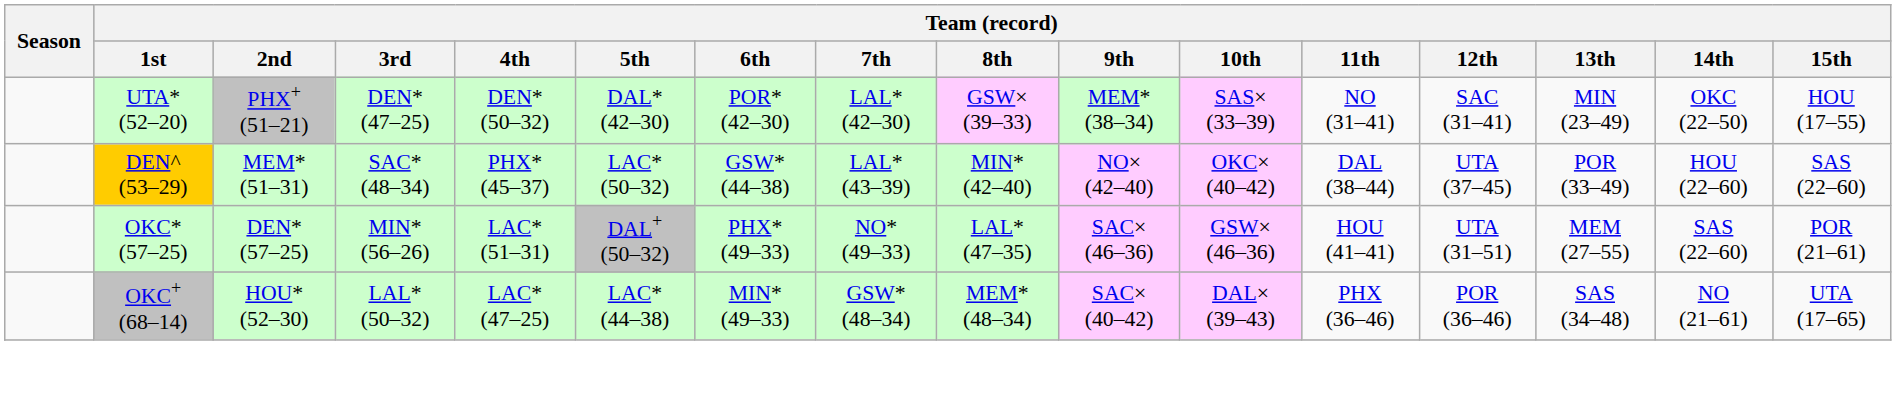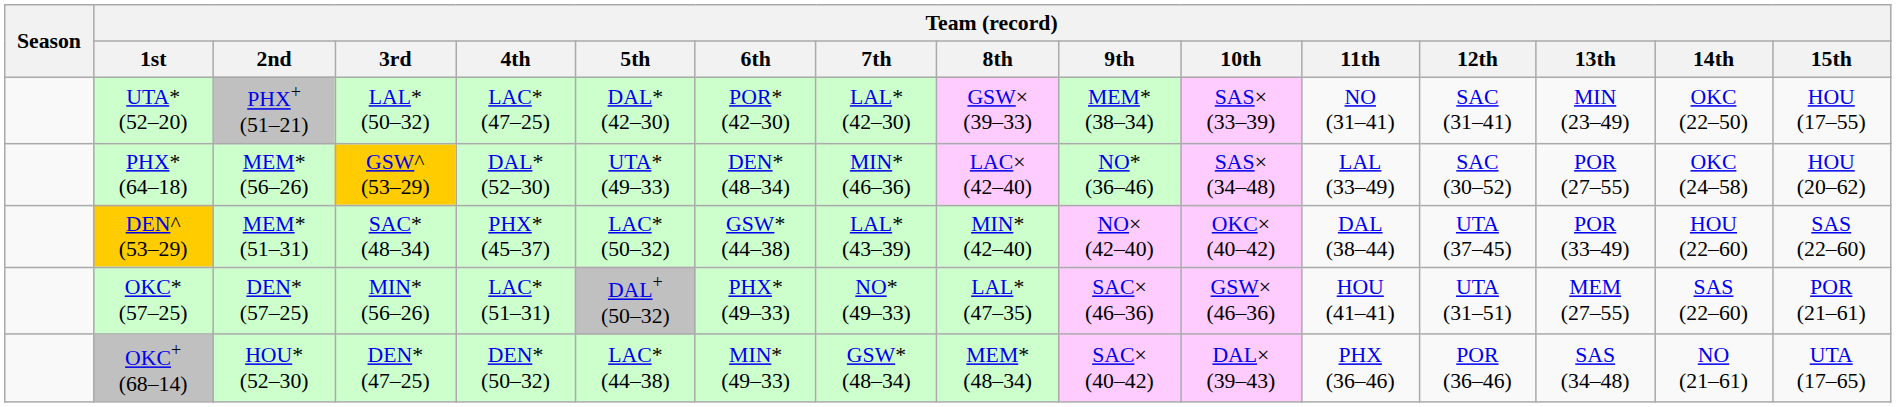(395, 110) DEN* (47–25) -> (395, 110) LAL* (50–32)
(515, 110) DEN* (50–32) -> (516, 110) LAC* (47–25)
+ row: (153, 174)
(395, 306) LAL* (50–32) -> (395, 367) DEN* (47–25)
(515, 306) LAC* (47–25) -> (516, 367) DEN* (50–32)
